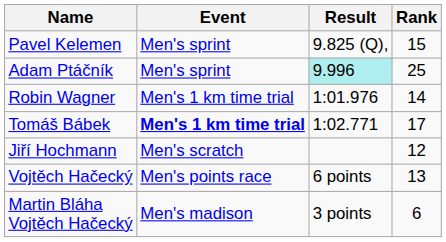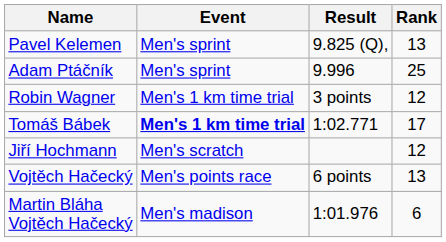(417, 44) 15 -> (417, 44) 13
(334, 71) paleturquoise background -> (334, 71) no background
(345, 97) 1:01.976 -> (342, 97) 3 points
(417, 97) 14 -> (417, 97) 12
(342, 213) 3 points -> (345, 213) 1:01.976
